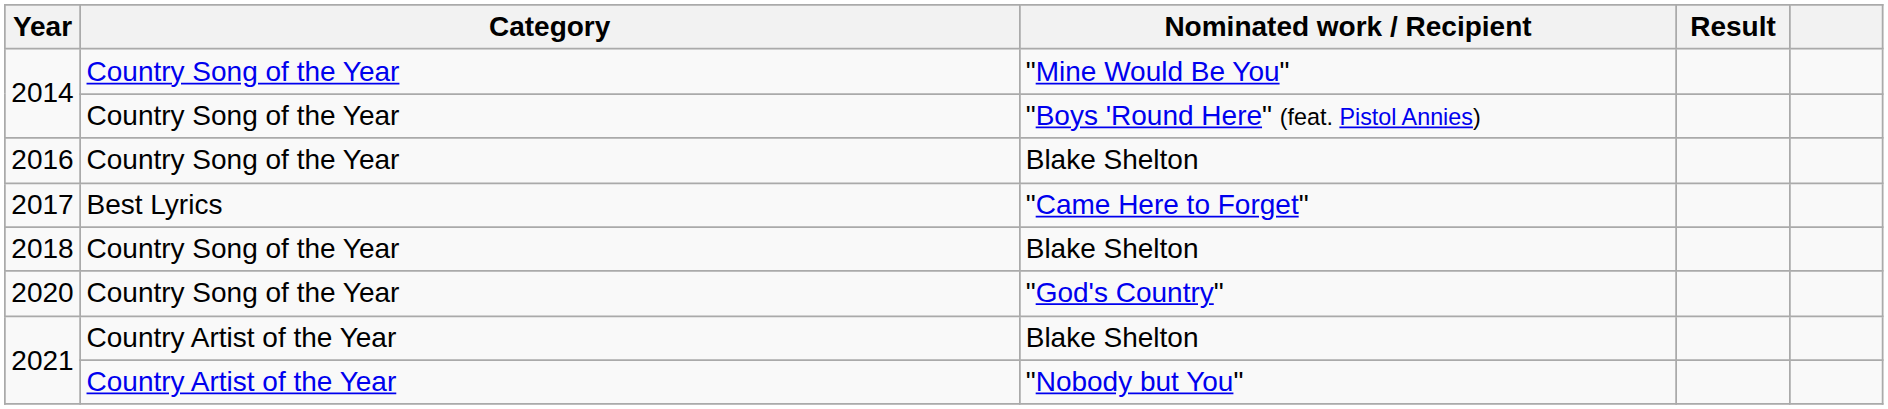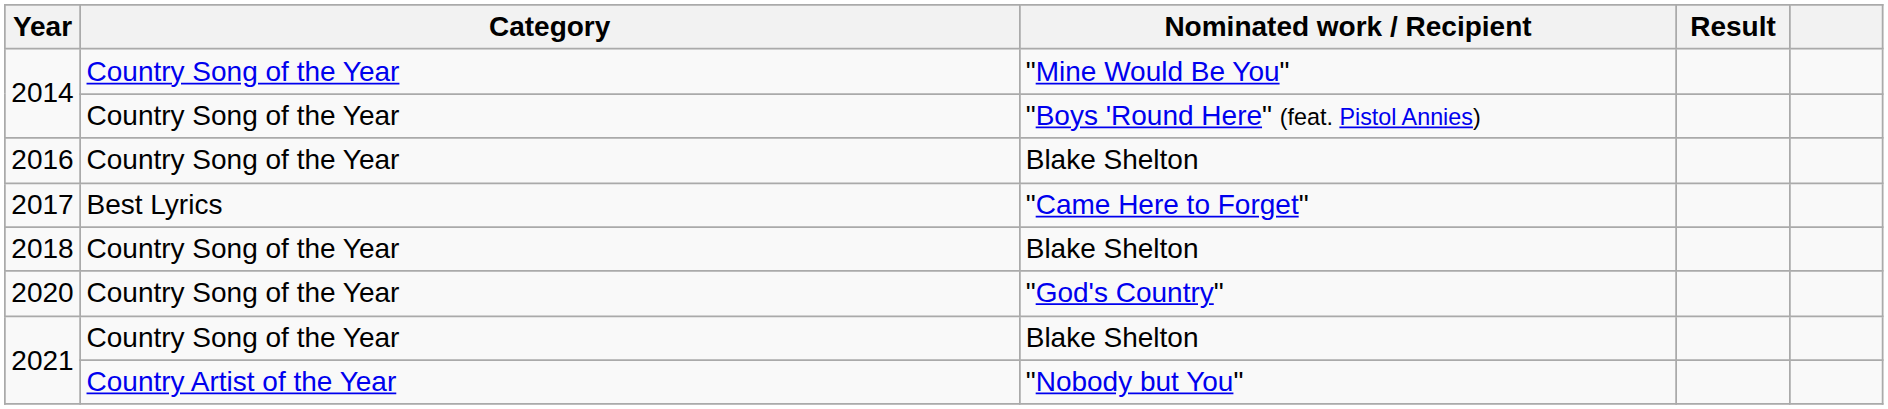(241, 337) Country Artist of the Year -> (243, 337) Country Song of the Year
